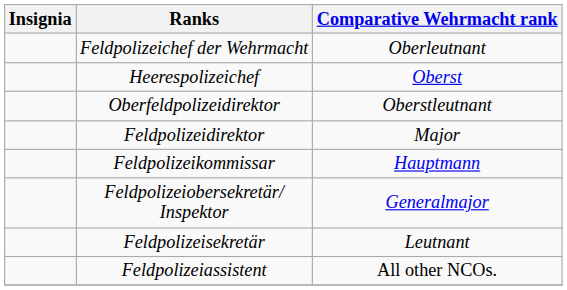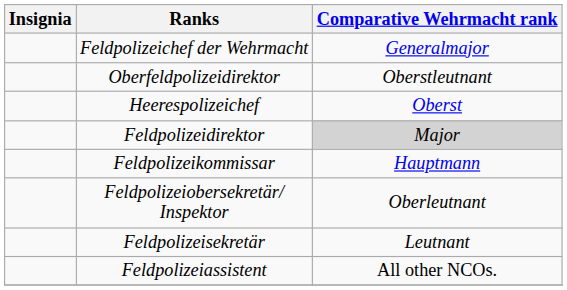(437, 47) Oberleutnant -> (437, 47) Generalmajor
rows swapped: (194, 76) <-> (194, 105)
(437, 134) no background -> (437, 134) lightgrey background
(437, 202) Generalmajor -> (437, 202) Oberleutnant
